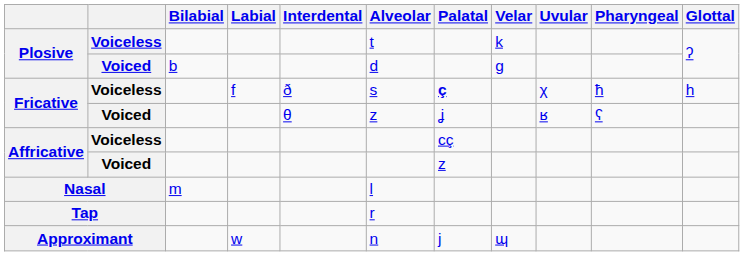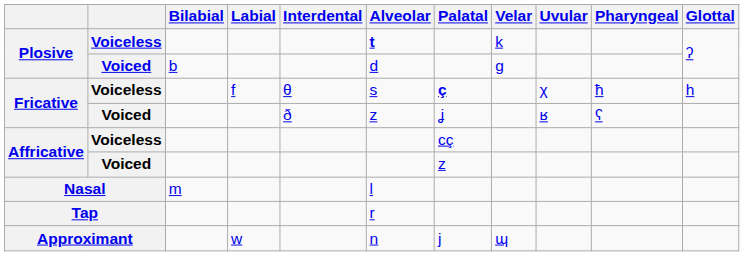(372, 41) normal -> (372, 41) bold
(287, 90) ð -> (287, 90) θ
(287, 115) θ -> (287, 115) ð
